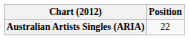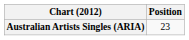(165, 27) 22 -> (165, 27) 23
